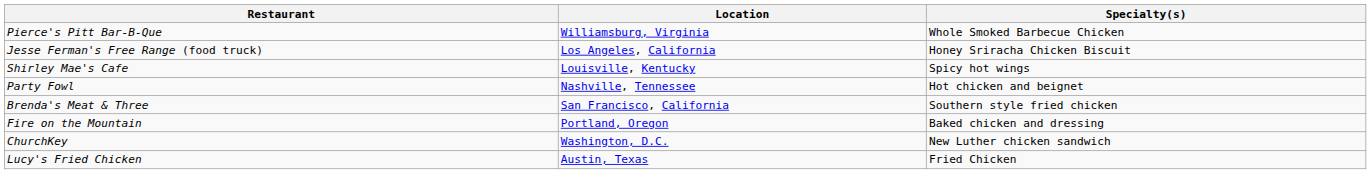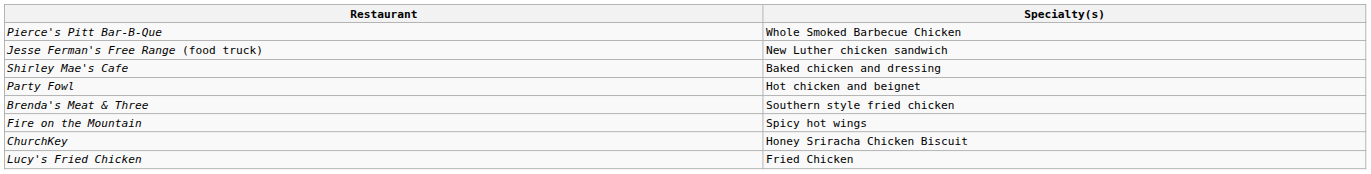- column: (742, 14)
(1030, 50) Honey Sriracha Chicken Biscuit -> (857, 50) New Luther chicken sandwich
(979, 68) Spicy hot wings -> (854, 68) Baked chicken and dressing
(1016, 123) Baked chicken and dressing -> (817, 123) Spicy hot wings
(1020, 141) New Luther chicken sandwich -> (867, 141) Honey Sriracha Chicken Biscuit
